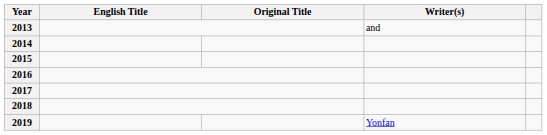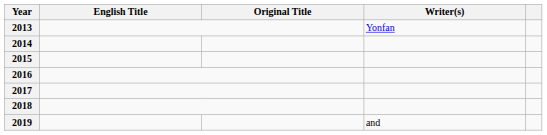(373, 28) and -> (380, 28) Yonfan
(380, 122) Yonfan -> (373, 122) and
